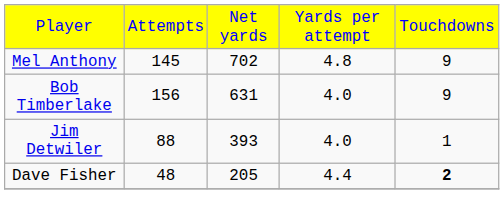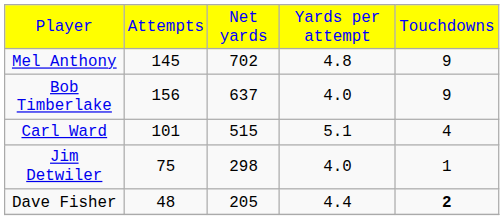(244, 97) 631 -> (244, 97) 637
+ row: (64, 132)
(166, 141) 88 -> (166, 167) 75
(244, 141) 393 -> (244, 167) 298
